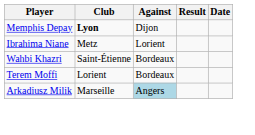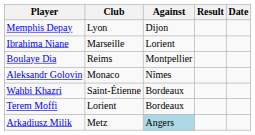(88, 28) bold -> (97, 28) normal
(87, 43) Metz -> (106, 43) Marseille
+ row: (32, 59)
+ row: (44, 75)
(96, 91) Marseille -> (97, 122) Metz
